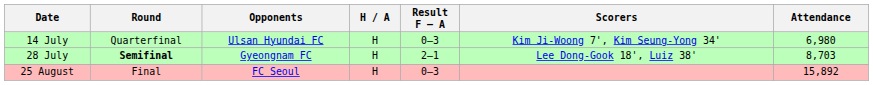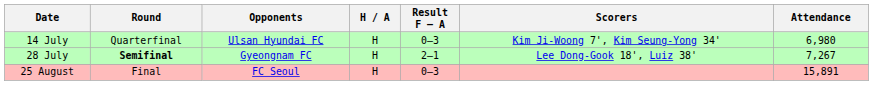(821, 56) 8,703 -> (821, 56) 7,267
(821, 72) 15,892 -> (821, 72) 15,891
